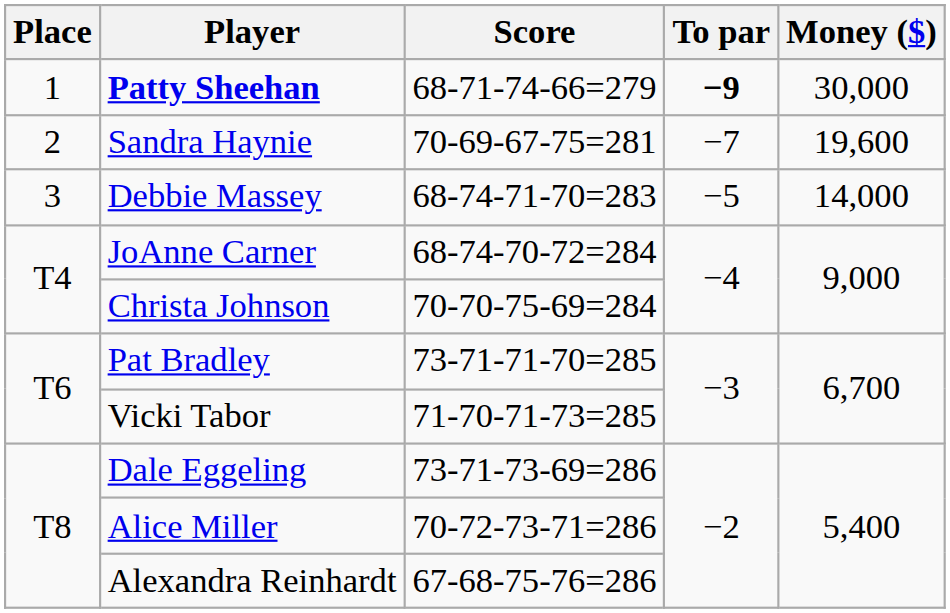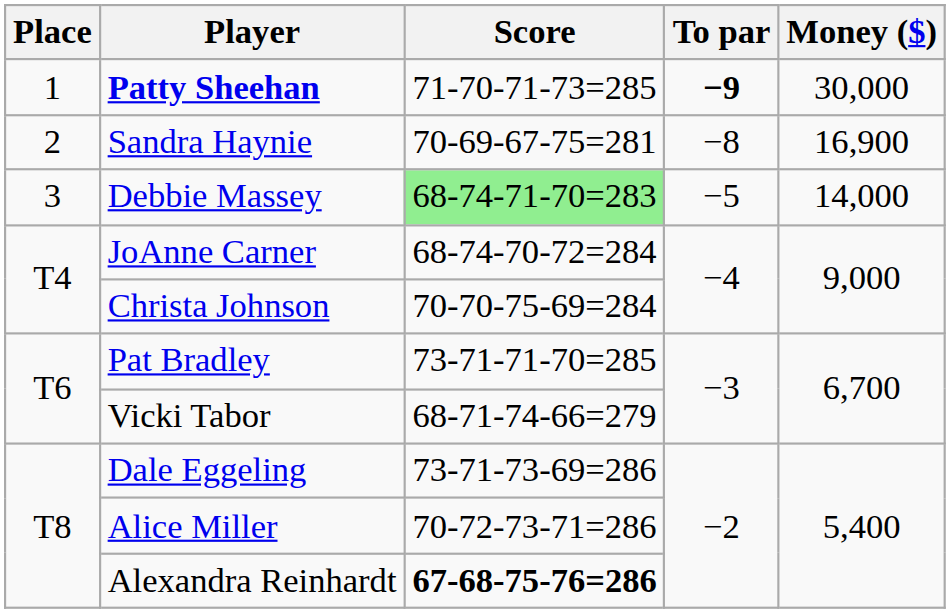(534, 86) 68-71-74-66=279 -> (534, 86) 71-70-71-73=285
(721, 141) −7 -> (721, 141) −8
(861, 141) 19,600 -> (862, 141) 16,900
(534, 196) no background -> (534, 196) lightgreen background
(534, 415) 71-70-71-73=285 -> (534, 415) 68-71-74-66=279
(534, 580) normal -> (535, 580) bold
